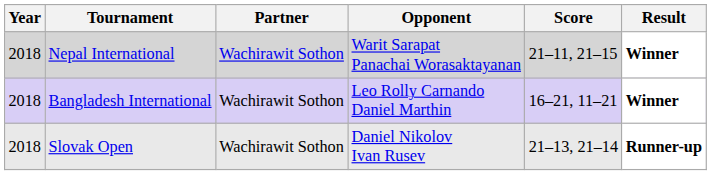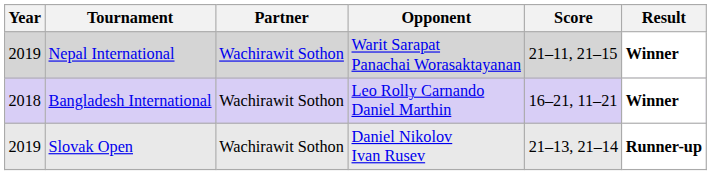(25, 54) 2018 -> (25, 54) 2019
(25, 146) 2018 -> (25, 146) 2019
